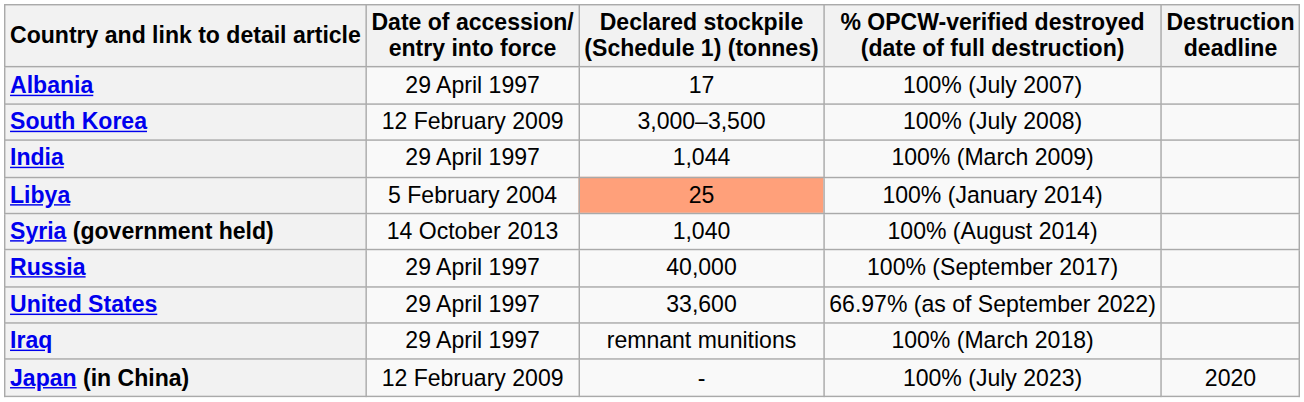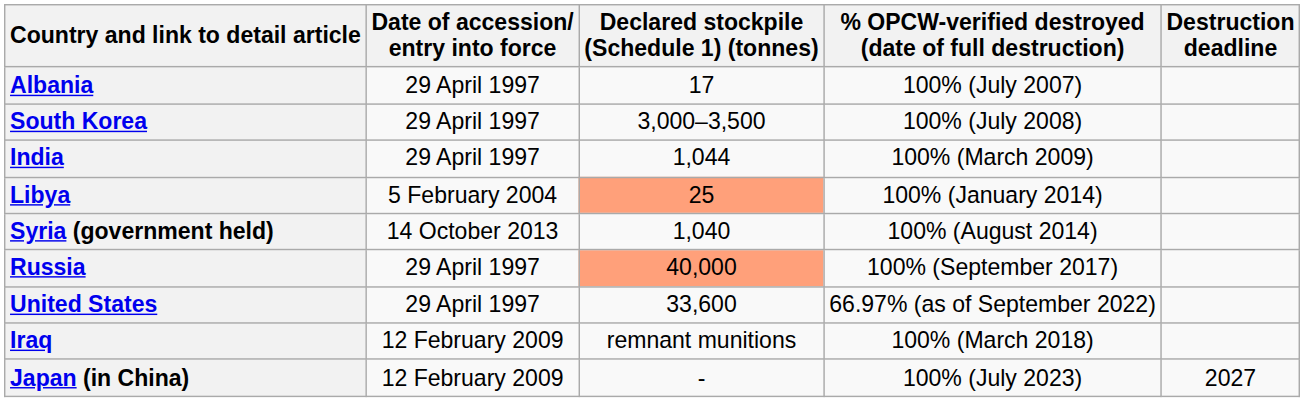(473, 121) 12 February 2009 -> (473, 121) 29 April 1997
(702, 267) no background -> (702, 267) lightsalmon background
(473, 341) 29 April 1997 -> (473, 341) 12 February 2009
(1230, 377) 2020 -> (1230, 377) 2027
